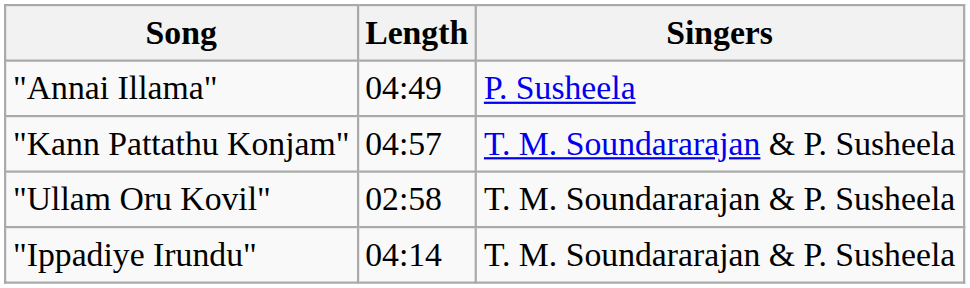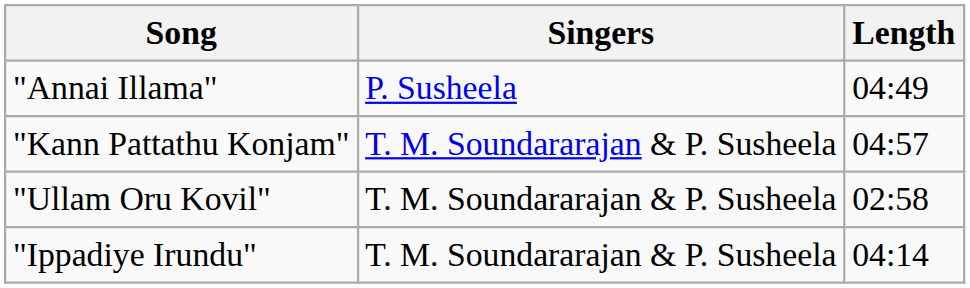columns swapped: (720, 32) <-> (417, 32)
